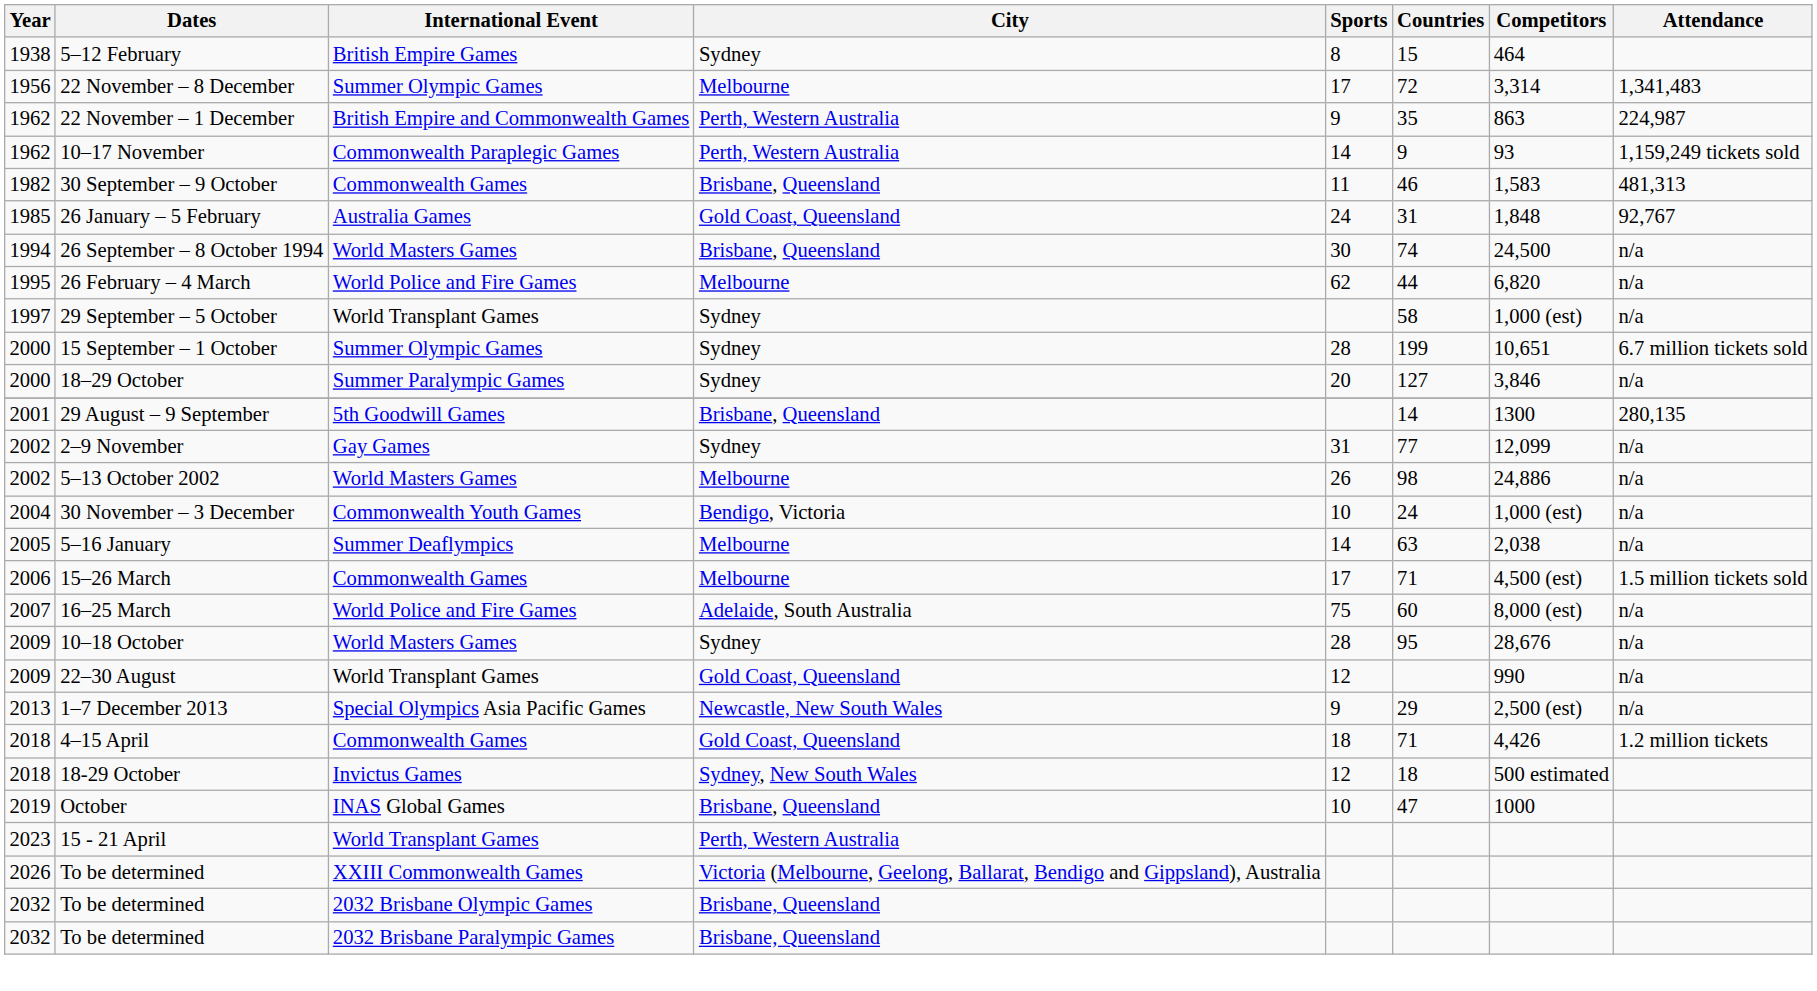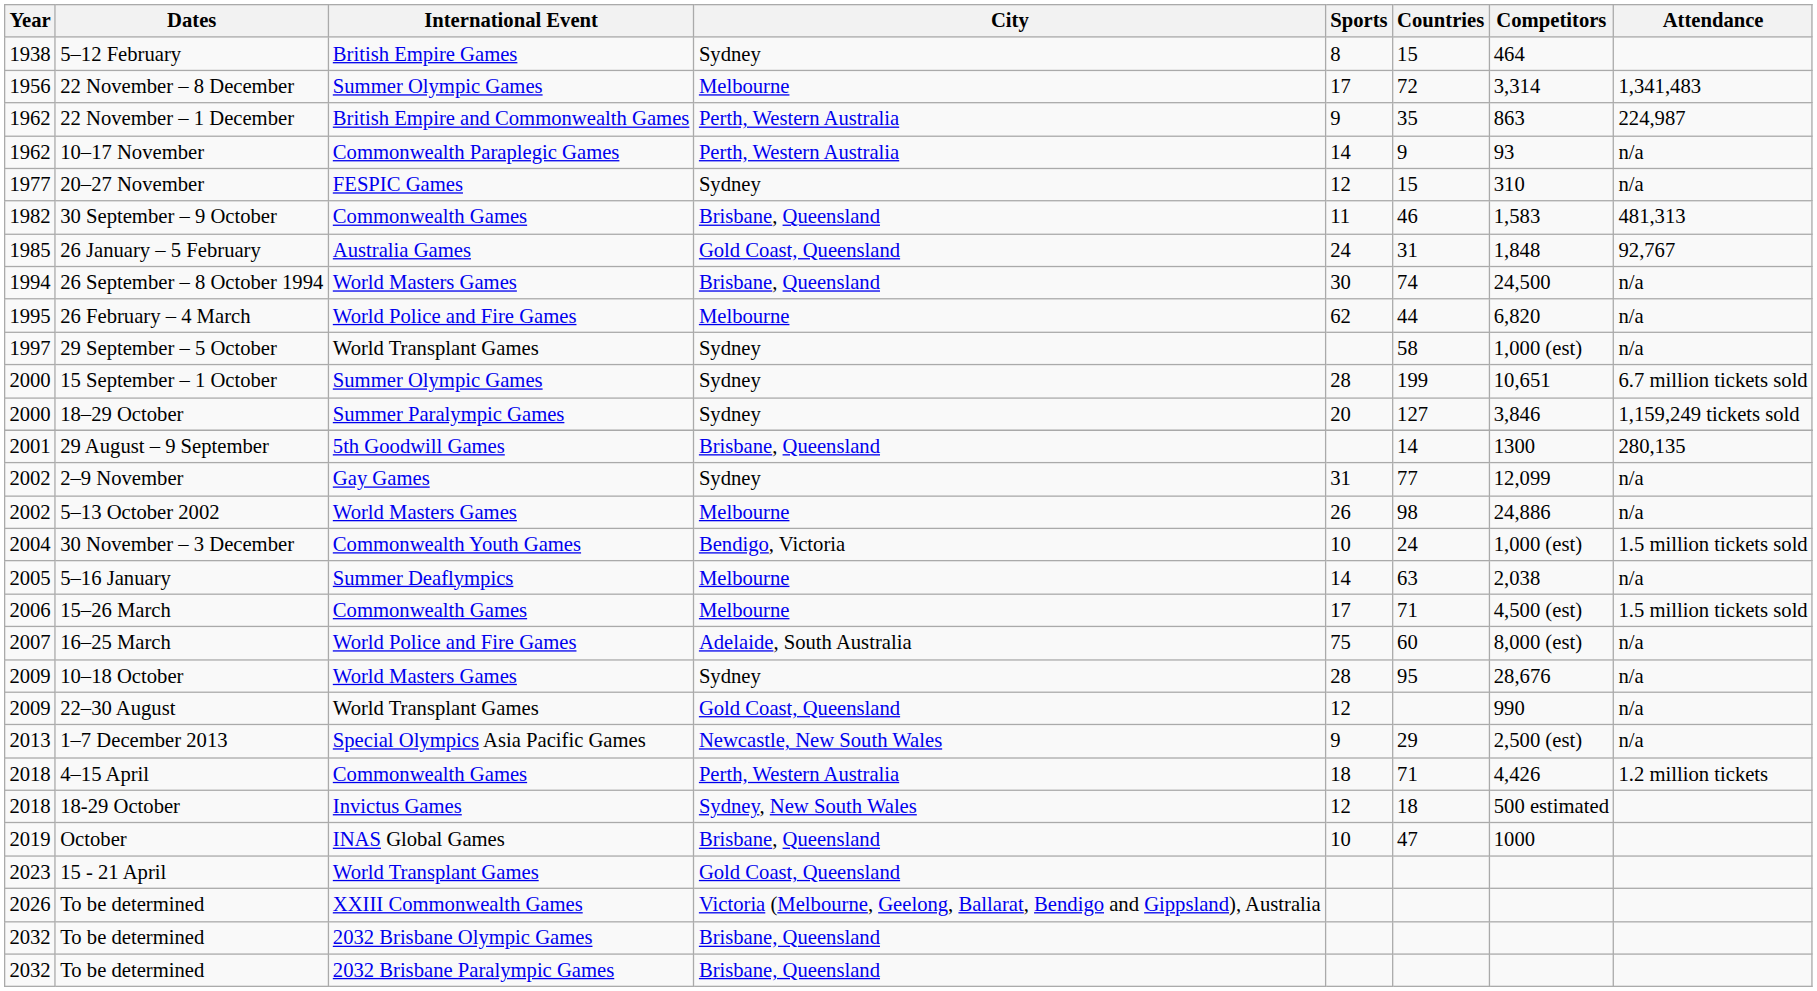(1709, 151) 1,159,249 tickets sold -> (1631, 151) n/a
+ row: (132, 184)
(1631, 380) n/a -> (1709, 413) 1,159,249 tickets sold
(1631, 511) n/a -> (1713, 544) 1.5 million tickets sold
(799, 741) Gold Coast, Queensland -> (799, 773) Perth, Western Australia
(799, 839) Perth, Western Australia -> (799, 871) Gold Coast, Queensland
